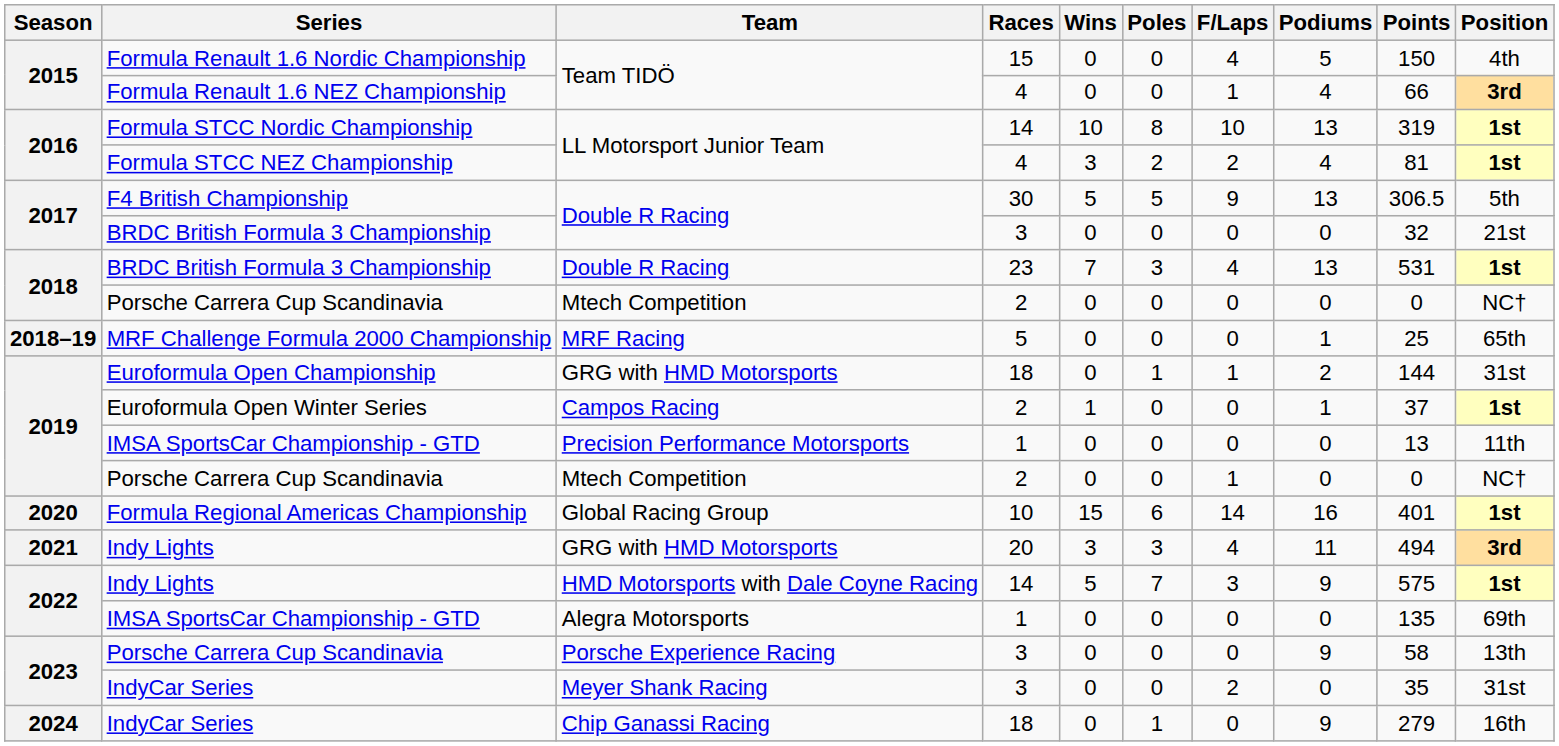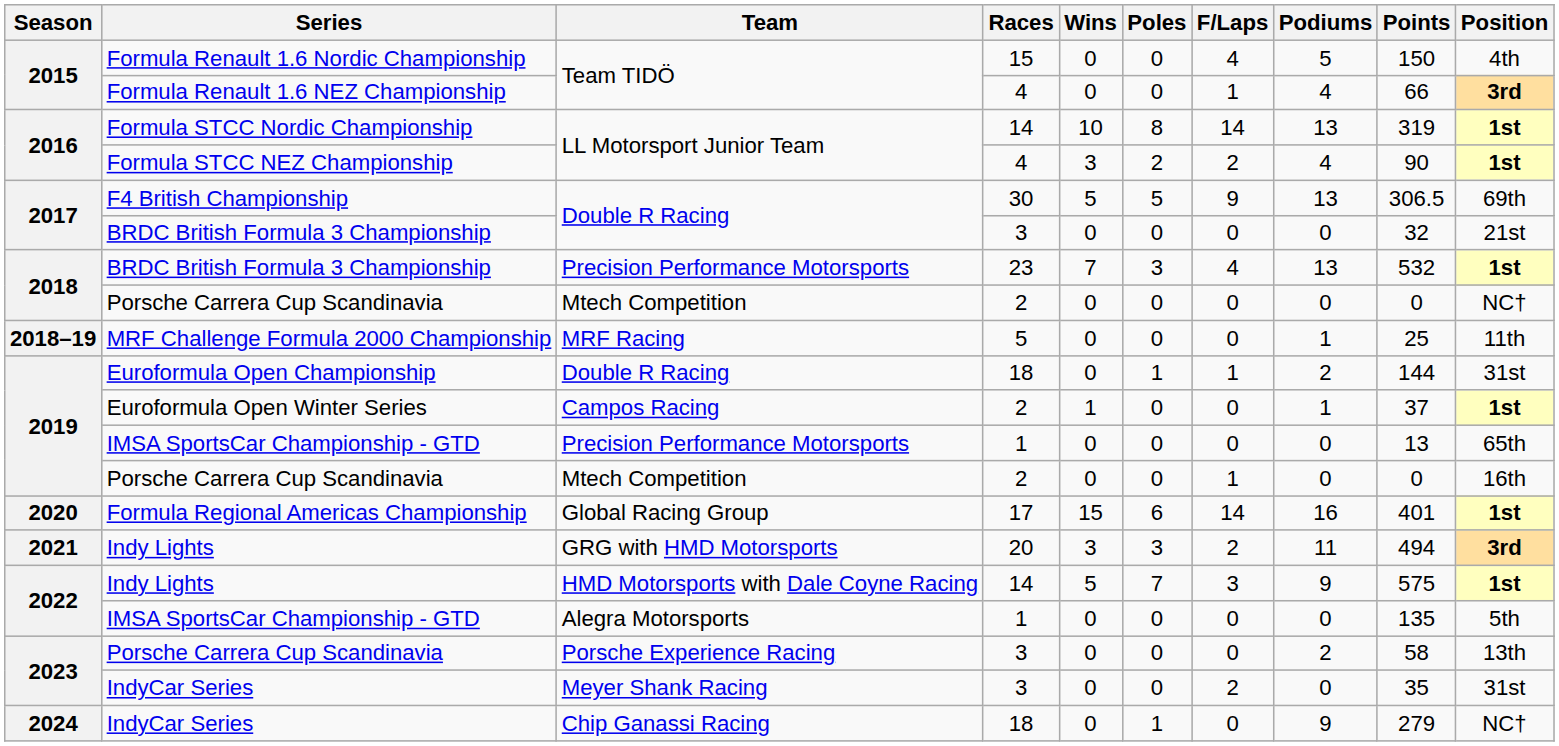(1233, 128) 10 -> (1233, 128) 14
(1417, 163) 81 -> (1417, 163) 90
(1505, 198) 5th -> (1505, 198) 69th
(646, 268) Double R Racing -> (735, 268) Precision Performance Motorsports
(1417, 268) 531 -> (1417, 268) 532
(1505, 338) 65th -> (1505, 338) 11th
(700, 373) GRG with HMD Motorsports -> (646, 373) Double R Racing
(1505, 443) 11th -> (1505, 443) 65th
(1505, 478) NC† -> (1505, 478) 16th
(1021, 513) 10 -> (1021, 513) 17
(1233, 548) 4 -> (1233, 548) 2
(1505, 618) 69th -> (1505, 618) 5th
(1325, 653) 9 -> (1325, 653) 2
(1505, 723) 16th -> (1505, 723) NC†
